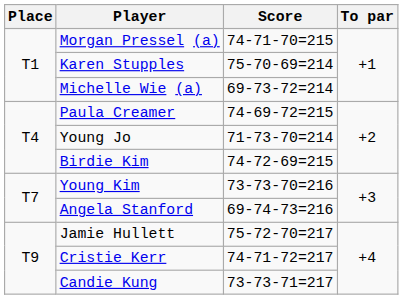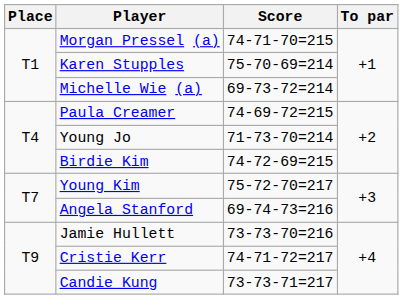(280, 186) 73-73-70=216 -> (280, 186) 75-72-70=217
(280, 234) 75-72-70=217 -> (280, 234) 73-73-70=216
